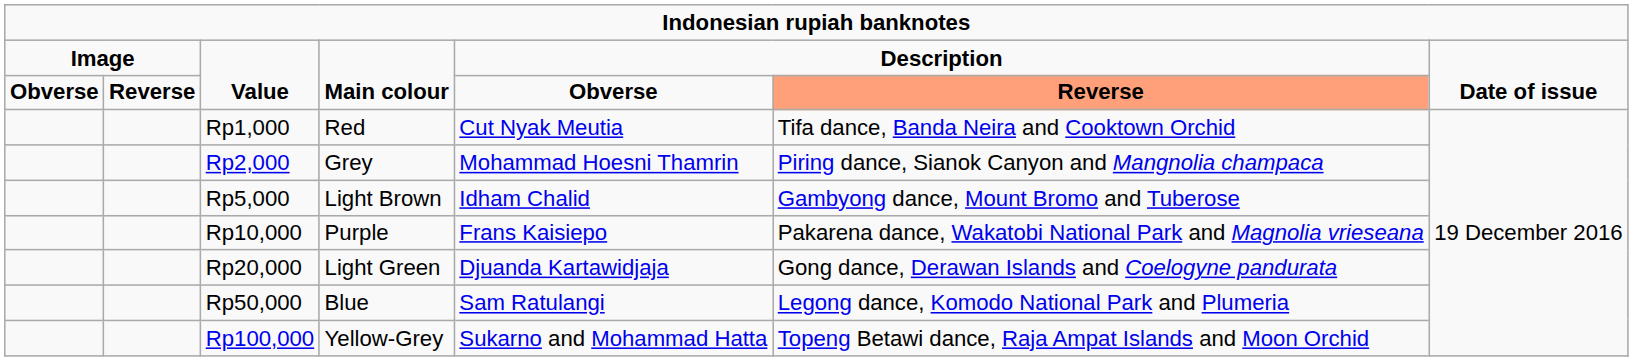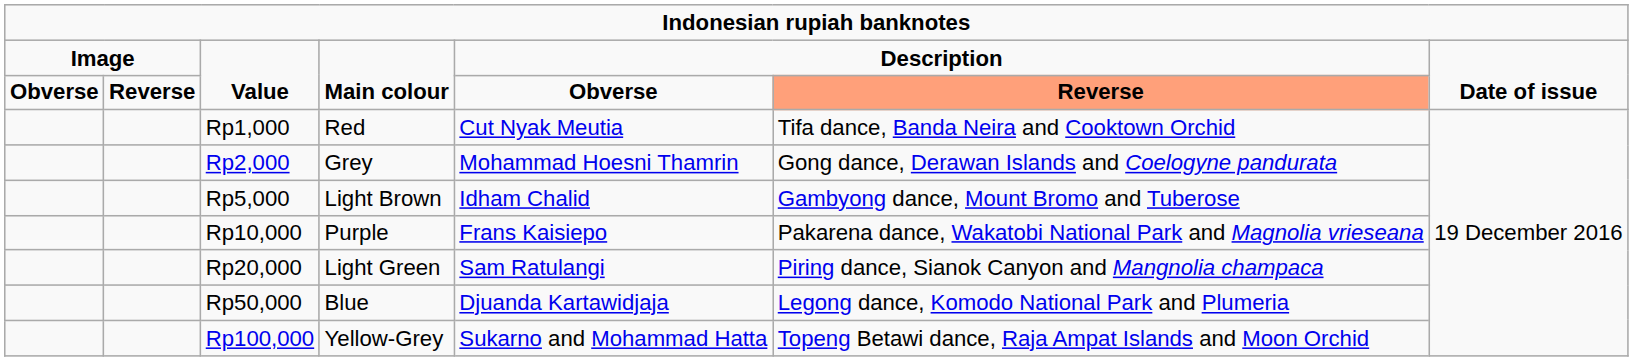(1051, 163) Piring dance, Sianok Canyon and Mangnolia champaca -> (1057, 163) Gong dance, Derawan Islands and Coelogyne pandurata
(564, 268) Djuanda Kartawidjaja -> (532, 268) Sam Ratulangi
(1057, 268) Gong dance, Derawan Islands and Coelogyne pandurata -> (1051, 268) Piring dance, Sianok Canyon and Mangnolia champaca
(532, 303) Sam Ratulangi -> (564, 303) Djuanda Kartawidjaja
